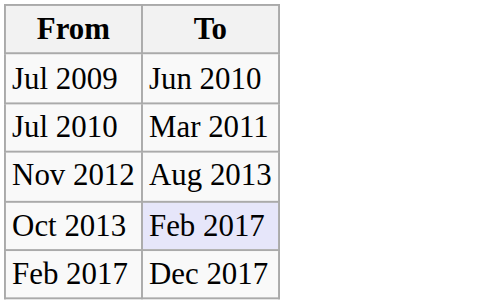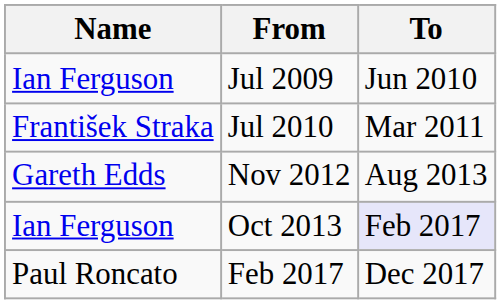+ column: (113, 28)
